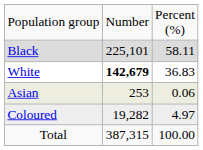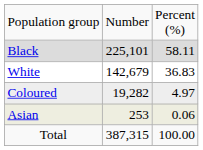(127, 72) bold -> (127, 72) normal
rows swapped: (32, 114) <-> (23, 93)
